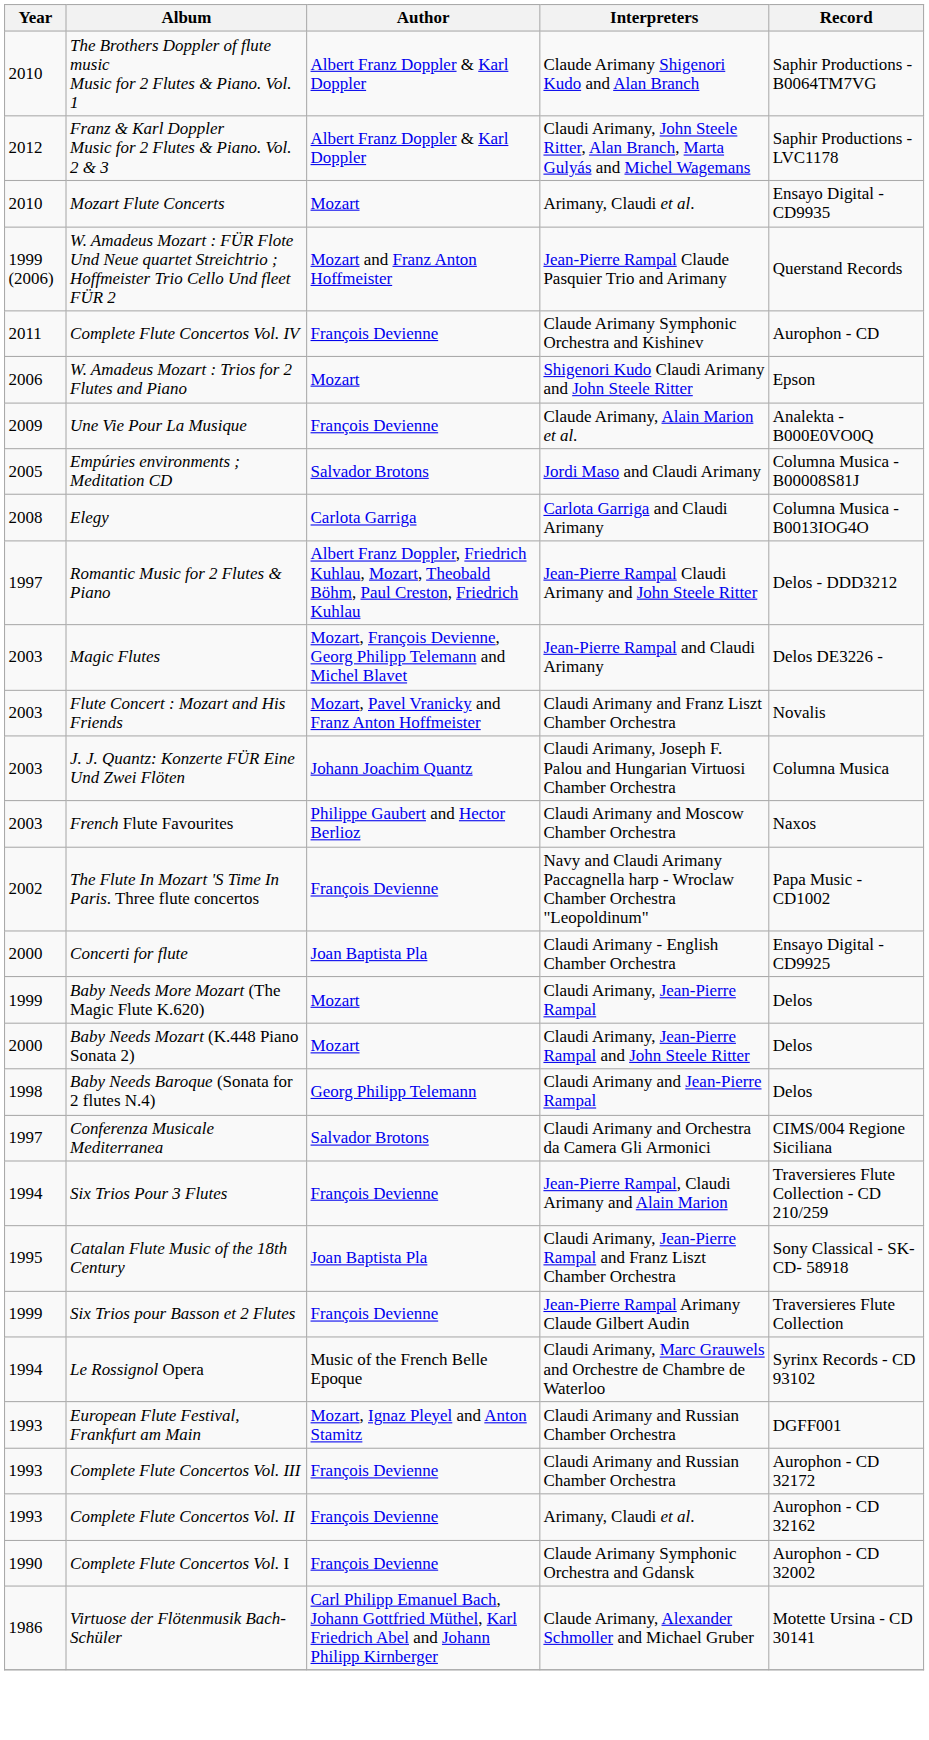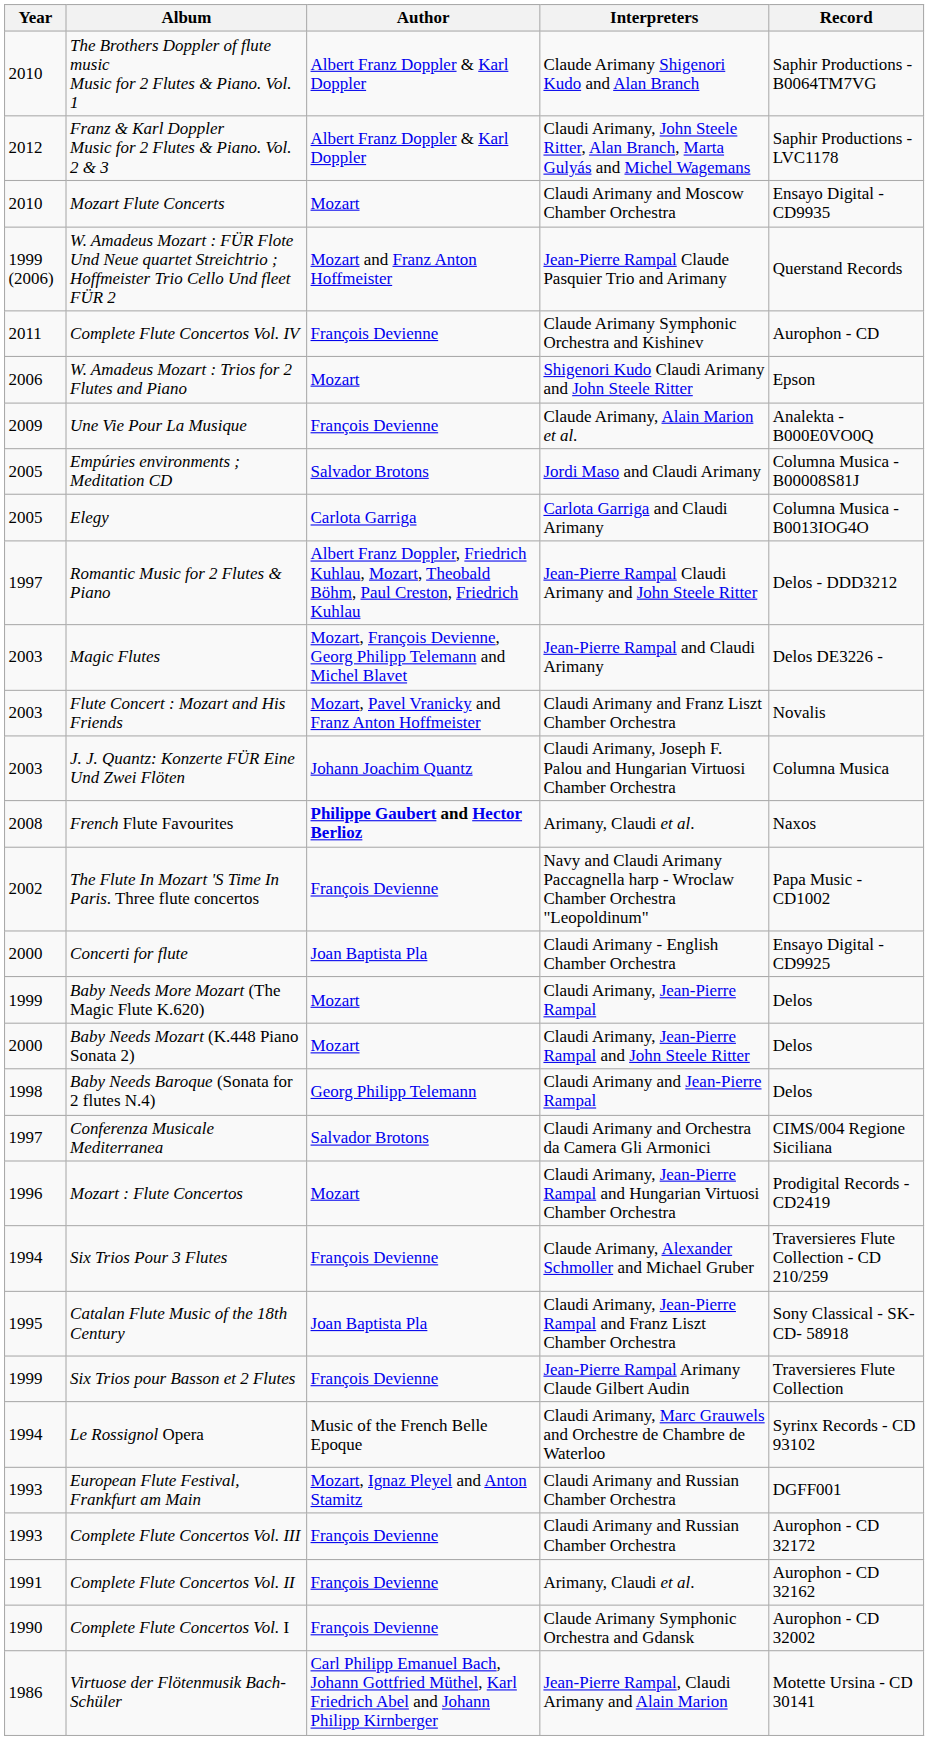(619, 203) Arimany, Claudi et al. -> (644, 203) Claudi Arimany and Moscow Chamber Orchestra
(25, 517) 2008 -> (25, 517) 2005
(25, 823) 2003 -> (25, 823) 2008
(408, 823) normal -> (416, 823) bold
(644, 823) Claudi Arimany and Moscow Chamber Orchestra -> (619, 823) Arimany, Claudi et al.
+ row: (157, 1193)
(637, 1193) Jean-Pierre Rampal, Claudi Arimany and Alain Marion -> (649, 1258) Claude Arimany, Alexander Schmoller and Michael Gruber
(25, 1516) 1993 -> (25, 1581) 1991
(649, 1627) Claude Arimany, Alexander Schmoller and Michael Gruber -> (637, 1693) Jean-Pierre Rampal, Claudi Arimany and Alain Marion
